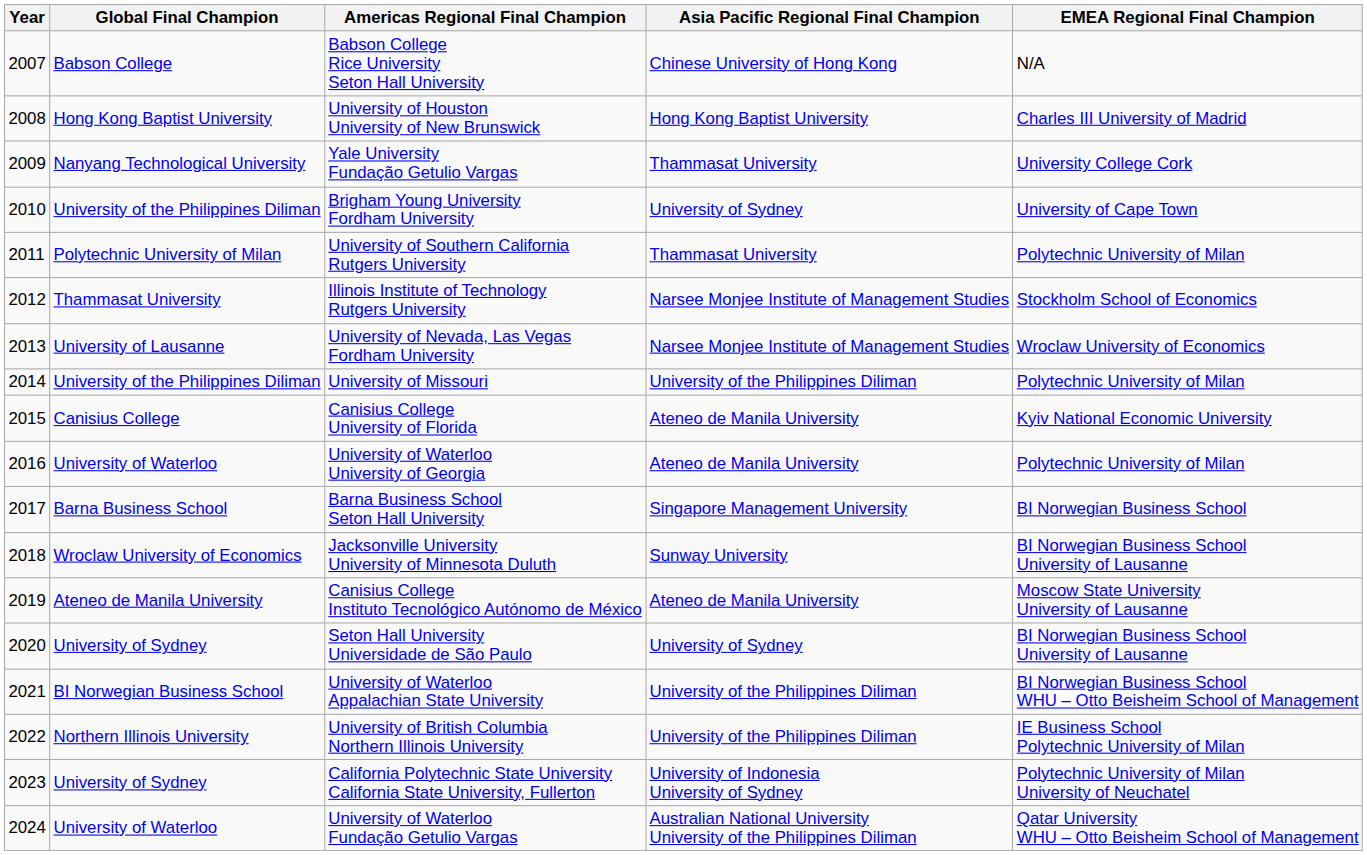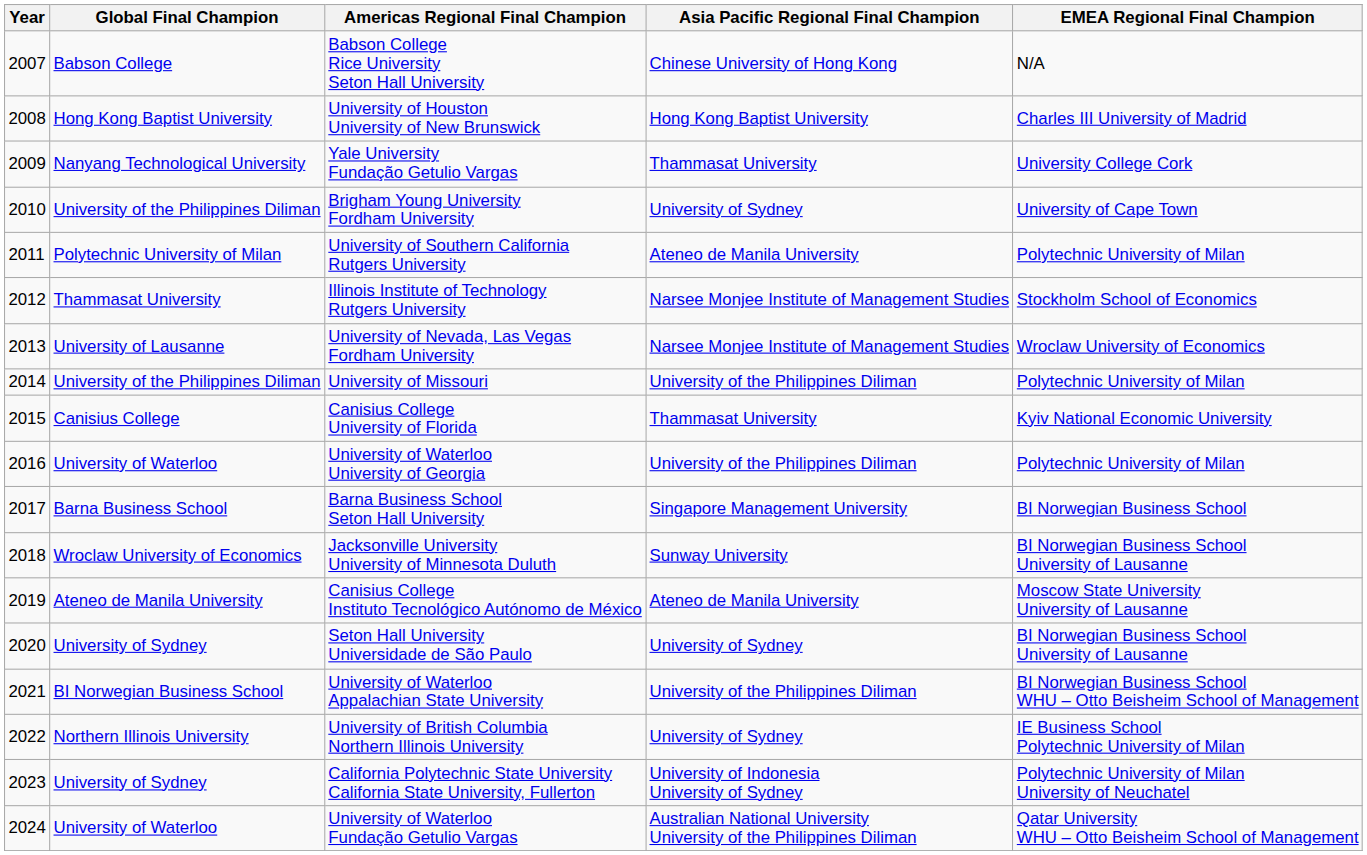(733, 254) Thammasat University -> (754, 254) Ateneo de Manila University
(754, 418) Ateneo de Manila University -> (733, 418) Thammasat University
(754, 463) Ateneo de Manila University -> (783, 463) University of the Philippines Diliman
(783, 737) University of the Philippines Diliman -> (726, 737) University of Sydney
